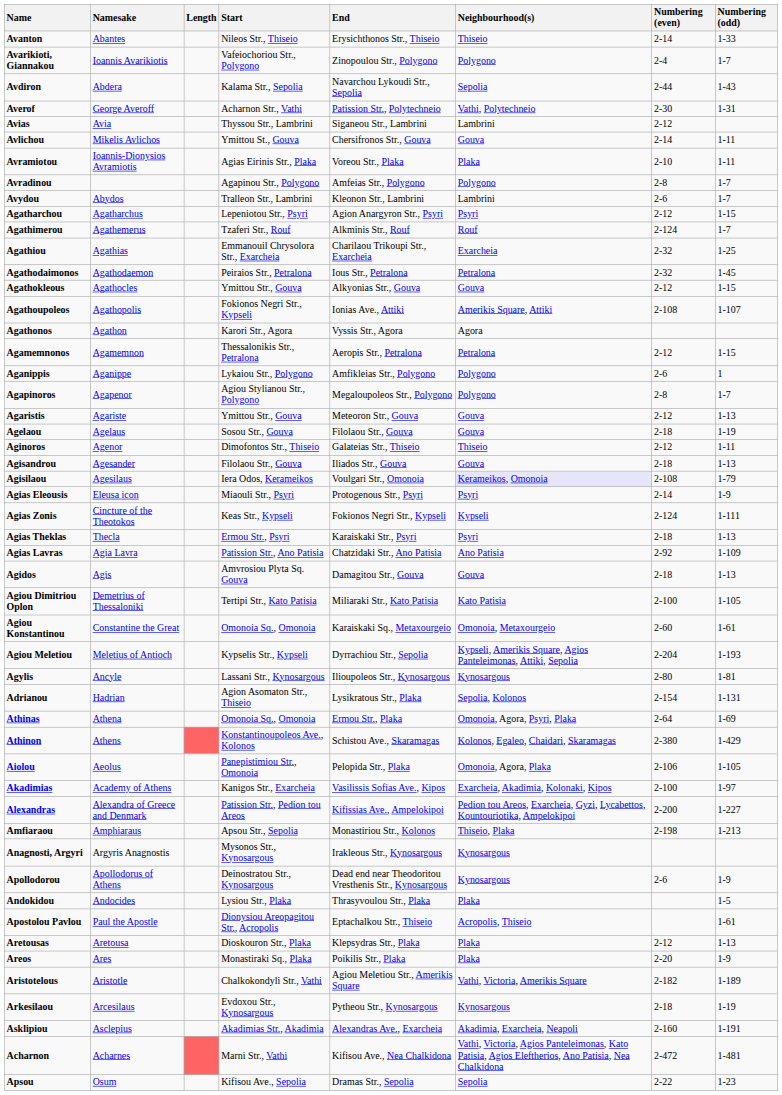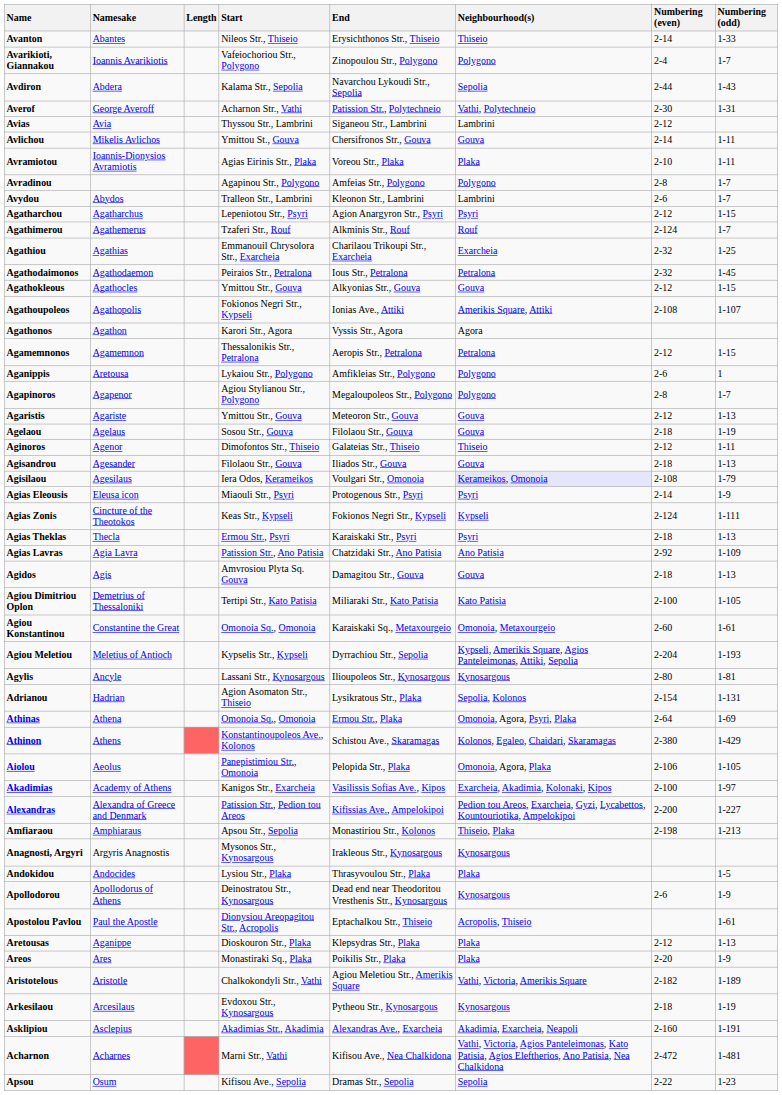(112, 373) Aganippe -> (111, 373) Aretousa
rows swapped: (30, 900) <-> (33, 879)
(111, 943) Aretousa -> (112, 943) Aganippe
